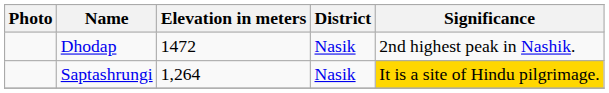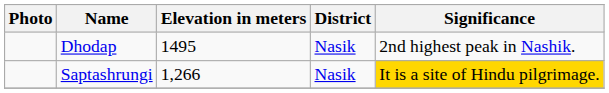(178, 46) 1472 -> (178, 46) 1495
(181, 74) 1,264 -> (181, 74) 1,266
